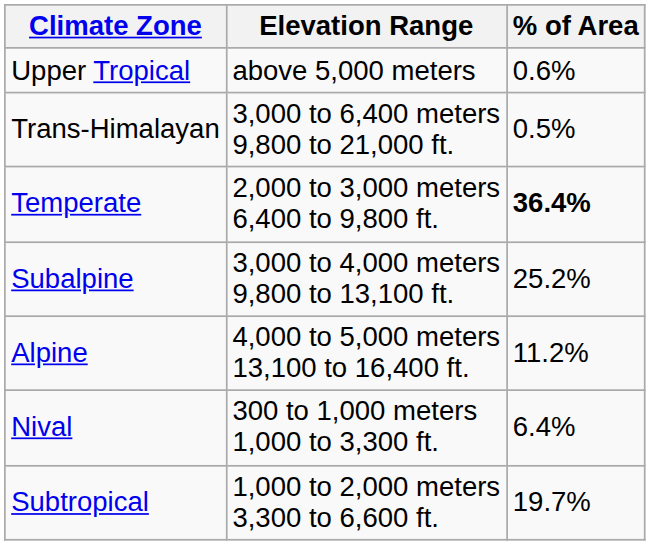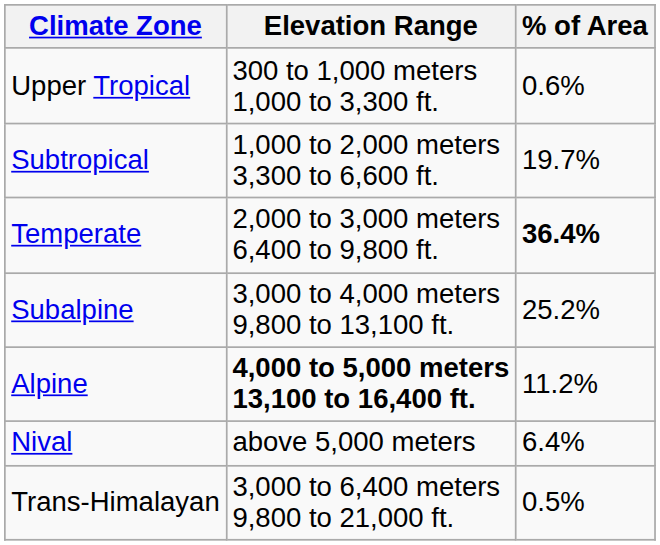(354, 69) above 5,000 meters -> (355, 85) 300 to 1,000 meters 1,000 to 3,300 ft.
rows swapped: (80, 502) <-> (115, 129)
(366, 352) normal -> (371, 383) bold
(355, 427) 300 to 1,000 meters 1,000 to 3,300 ft. -> (354, 442) above 5,000 meters
